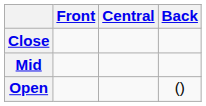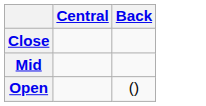- column: (76, 16)
